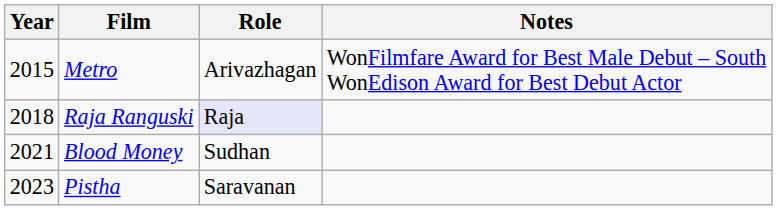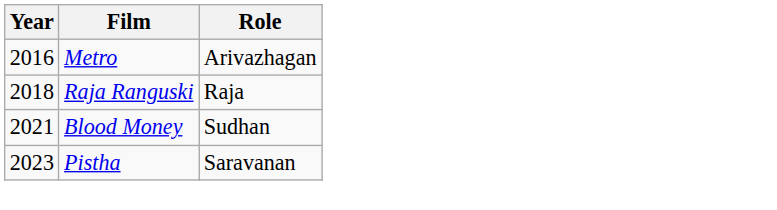- column: (546, 22)
(32, 69) 2015 -> (32, 57) 2016
(224, 116) lavender background -> (224, 92) no background
